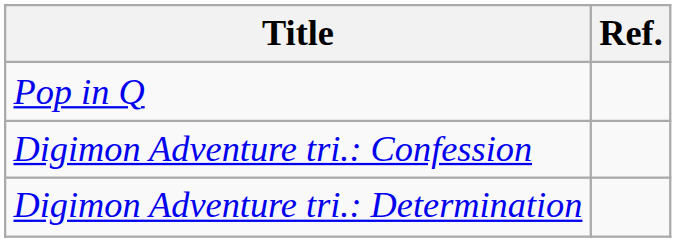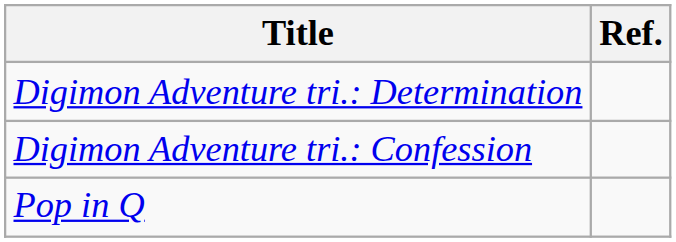rows swapped: (298, 206) <-> (79, 90)
